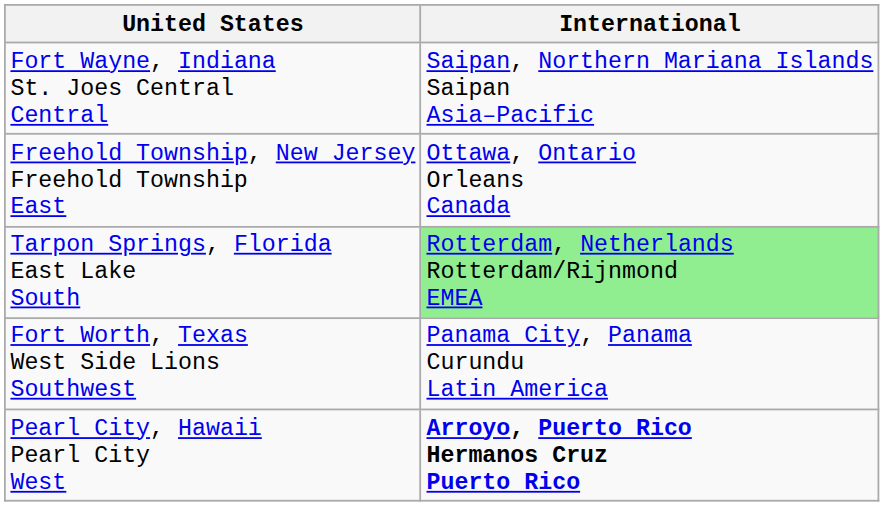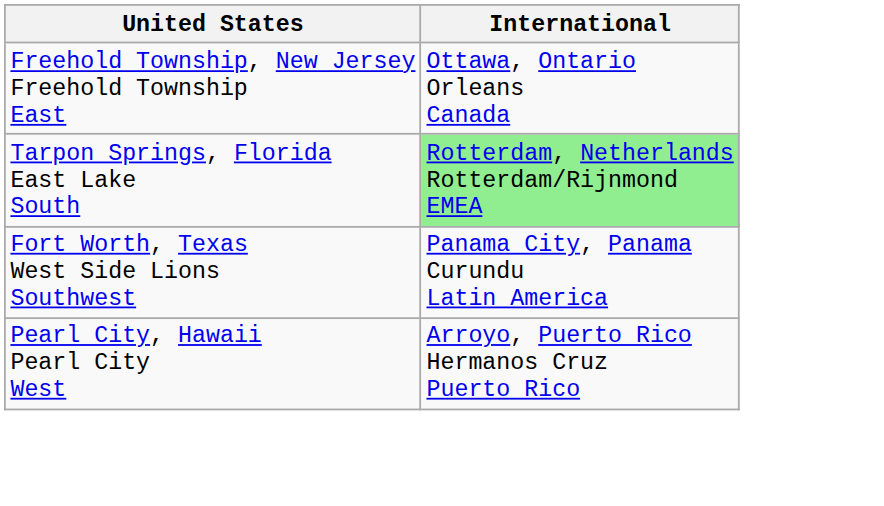- row: (143, 89)
(559, 455) bold -> (559, 364) normal
